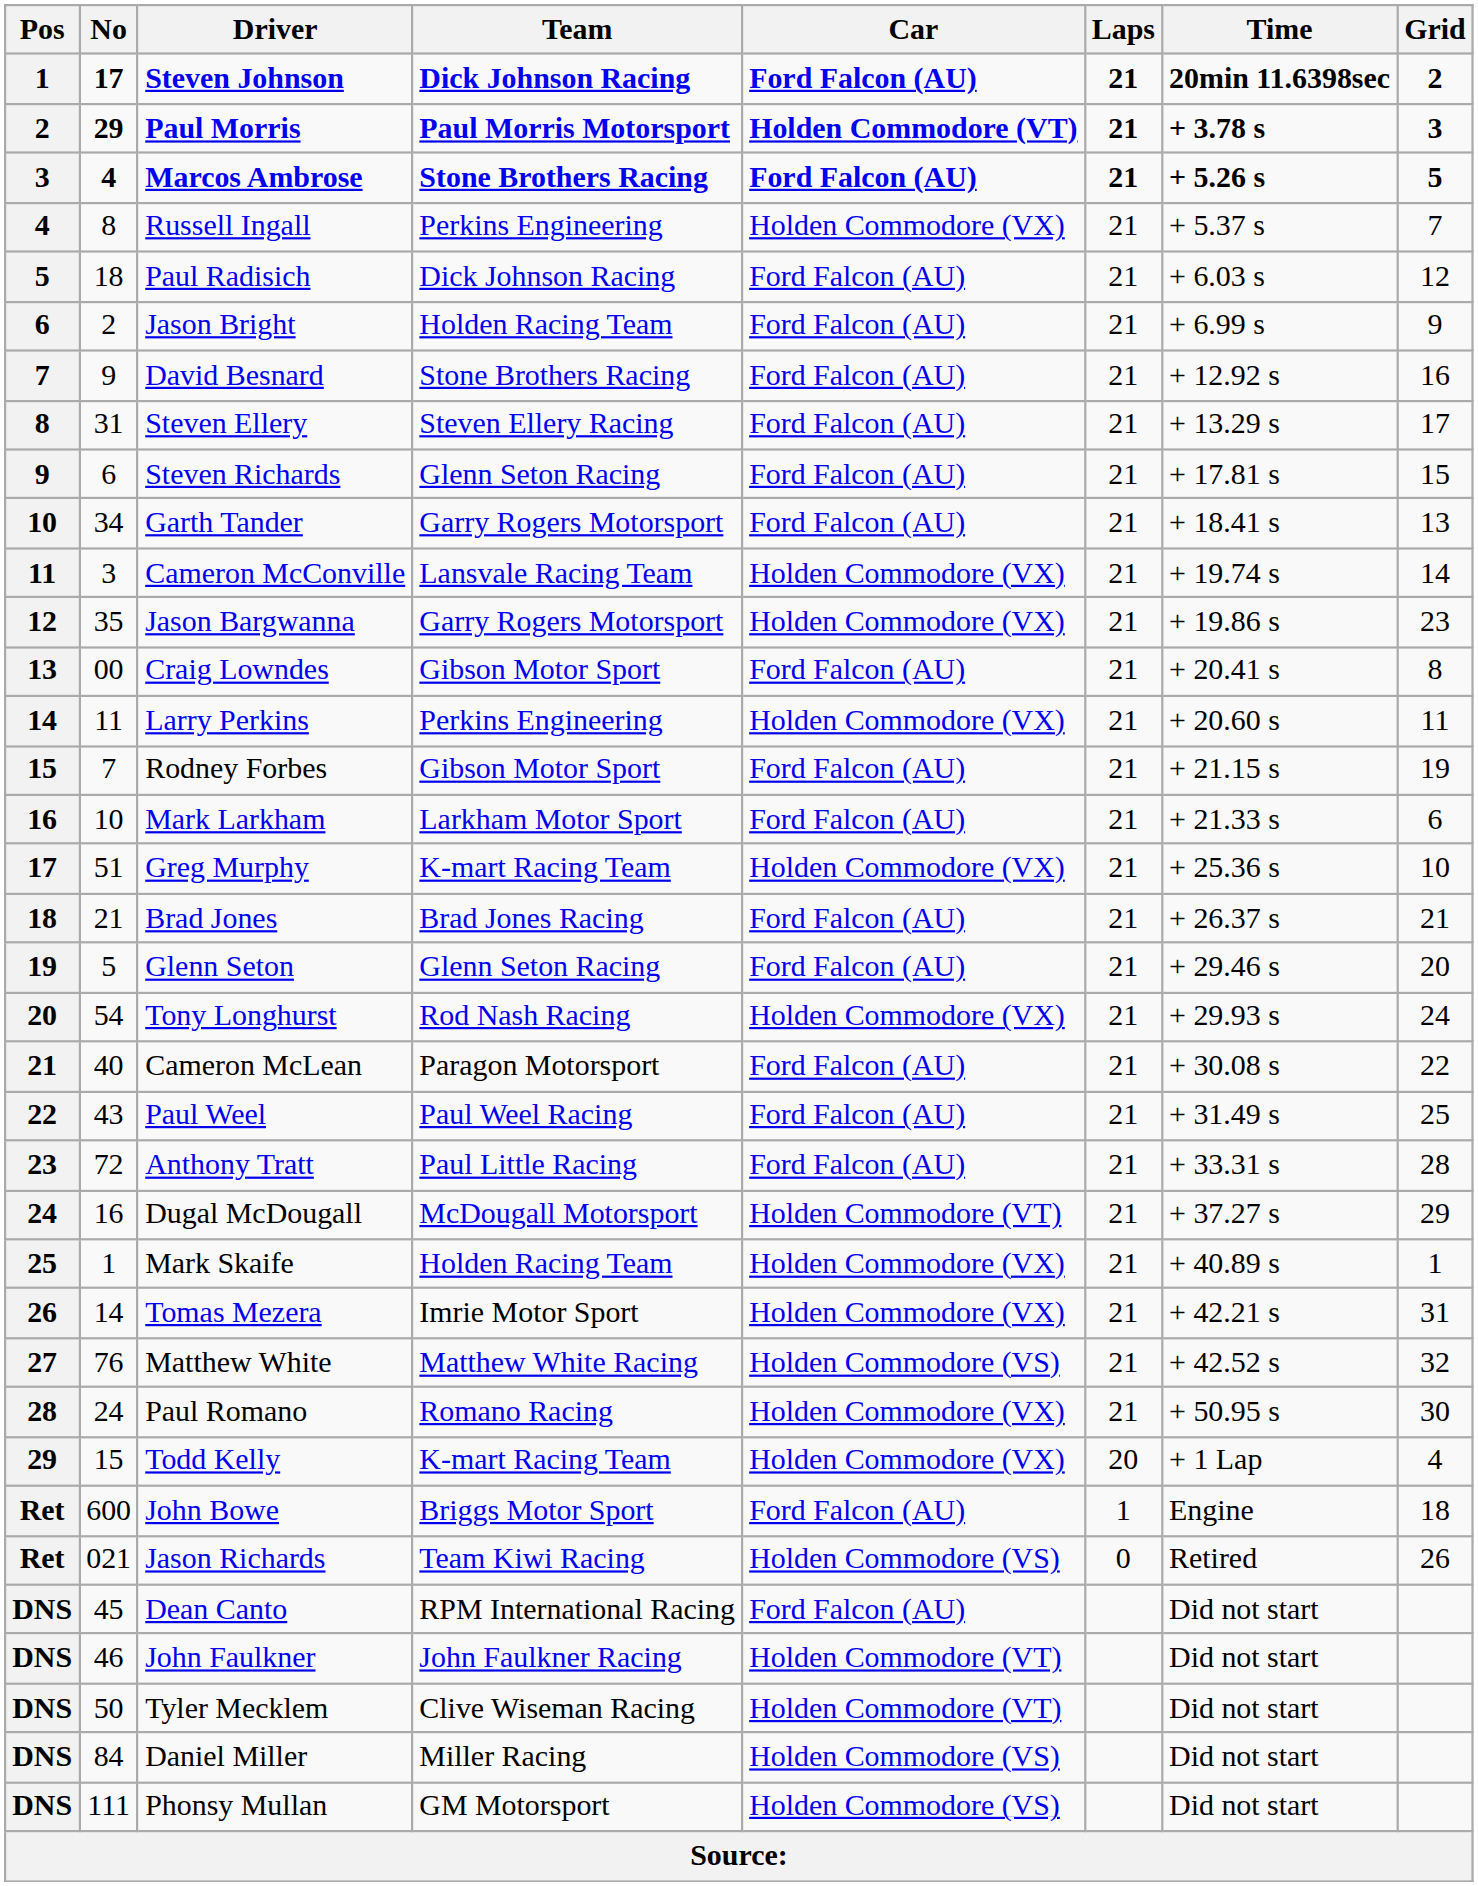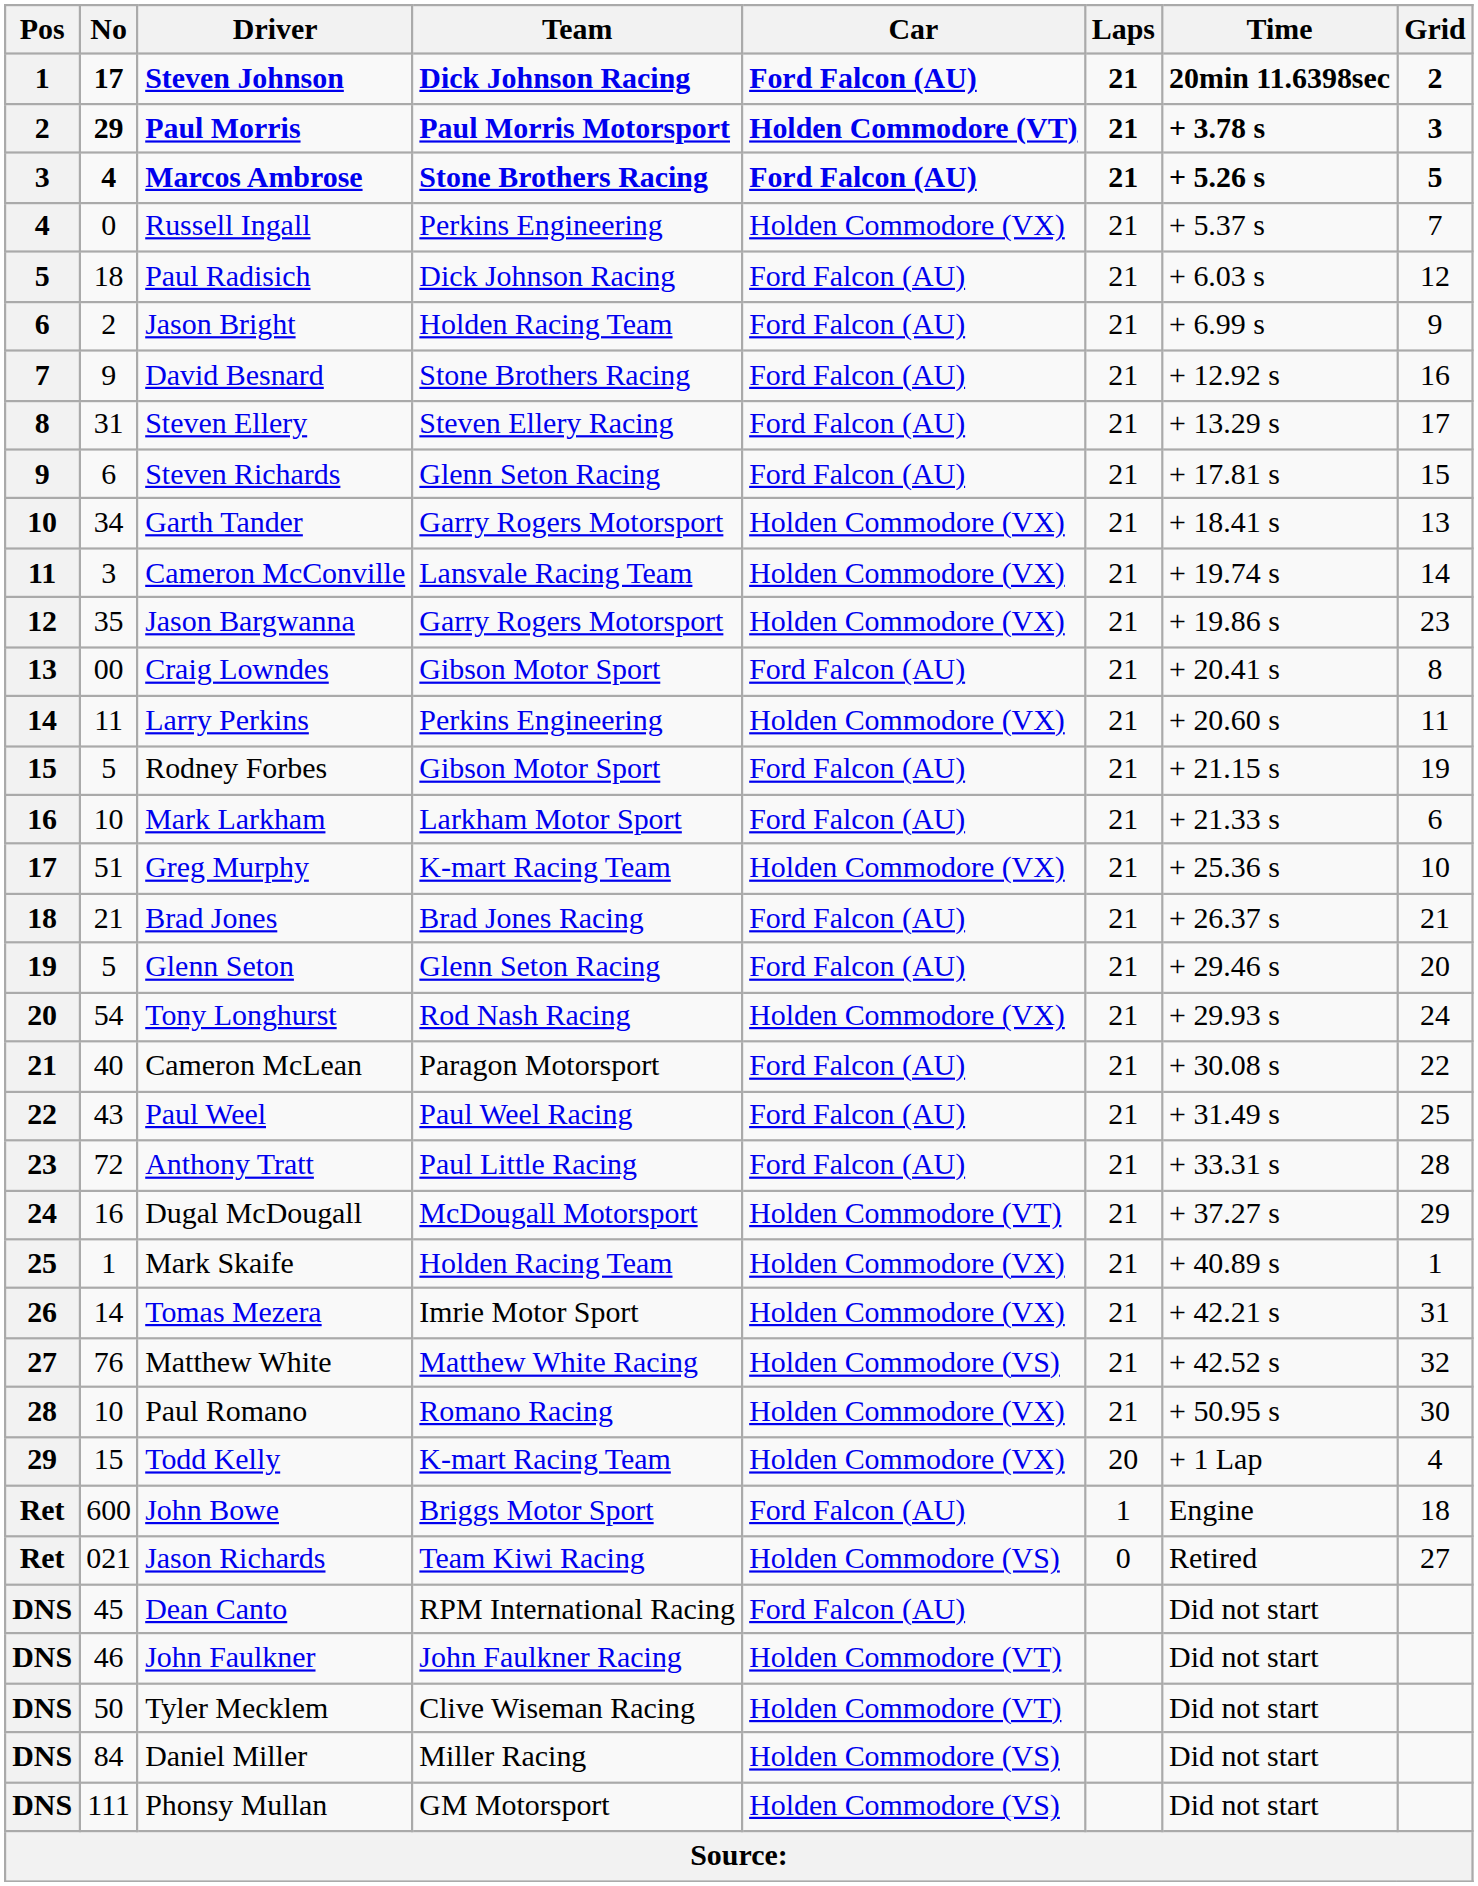(109, 226) 8 -> (109, 226) 0
(857, 522) Ford Falcon (AU) -> (907, 522) Holden Commodore (VX)
(109, 769) 7 -> (109, 769) 5
(109, 1410) 24 -> (109, 1410) 10
(1435, 1559) 26 -> (1435, 1559) 27
